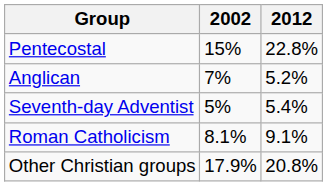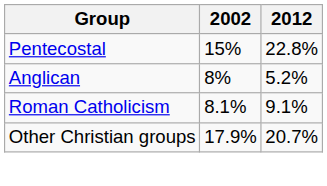(218, 78) 7% -> (218, 78) 8%
- row: (101, 107)
(292, 166) 20.8% -> (292, 136) 20.7%
